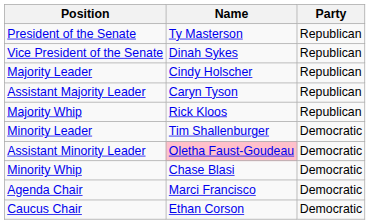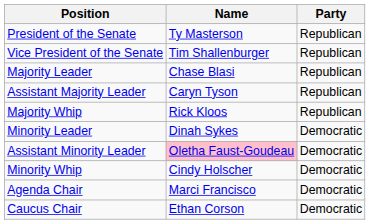(203, 53) Dinah Sykes -> (219, 53) Tim Shallenburger
(211, 72) Cindy Holscher -> (202, 72) Chase Blasi
(219, 131) Tim Shallenburger -> (203, 131) Dinah Sykes
(202, 170) Chase Blasi -> (211, 170) Cindy Holscher
